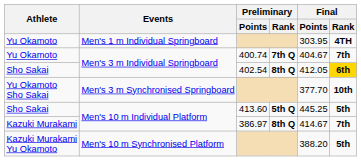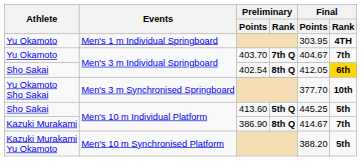(253, 56) 400.74 -> (253, 56) 403.70
(253, 124) 386.97 -> (253, 124) 386.90
